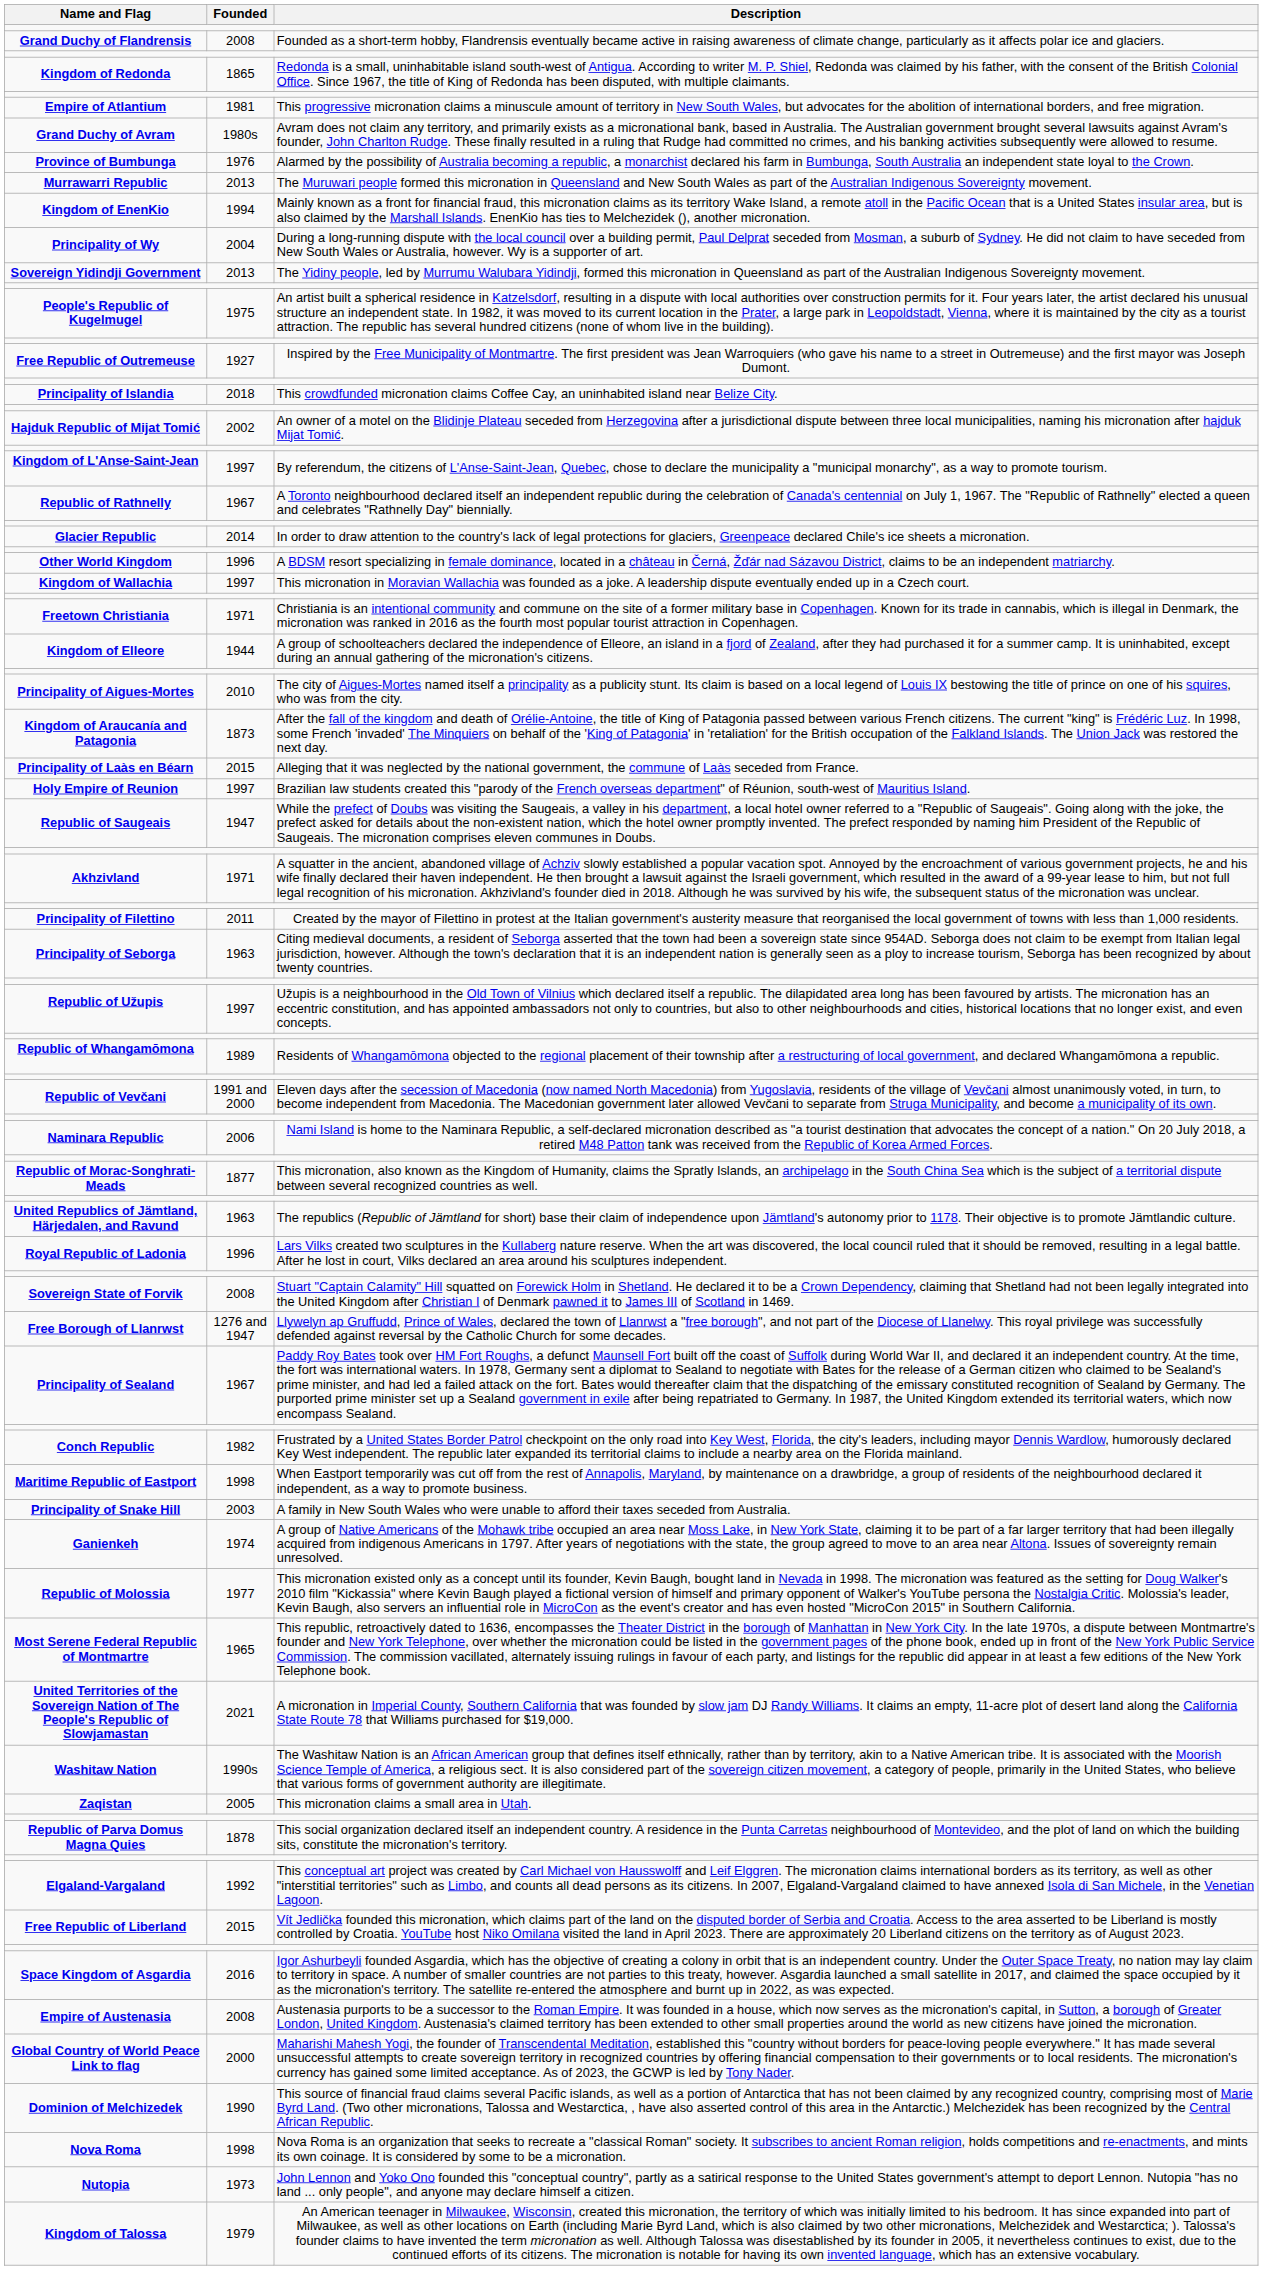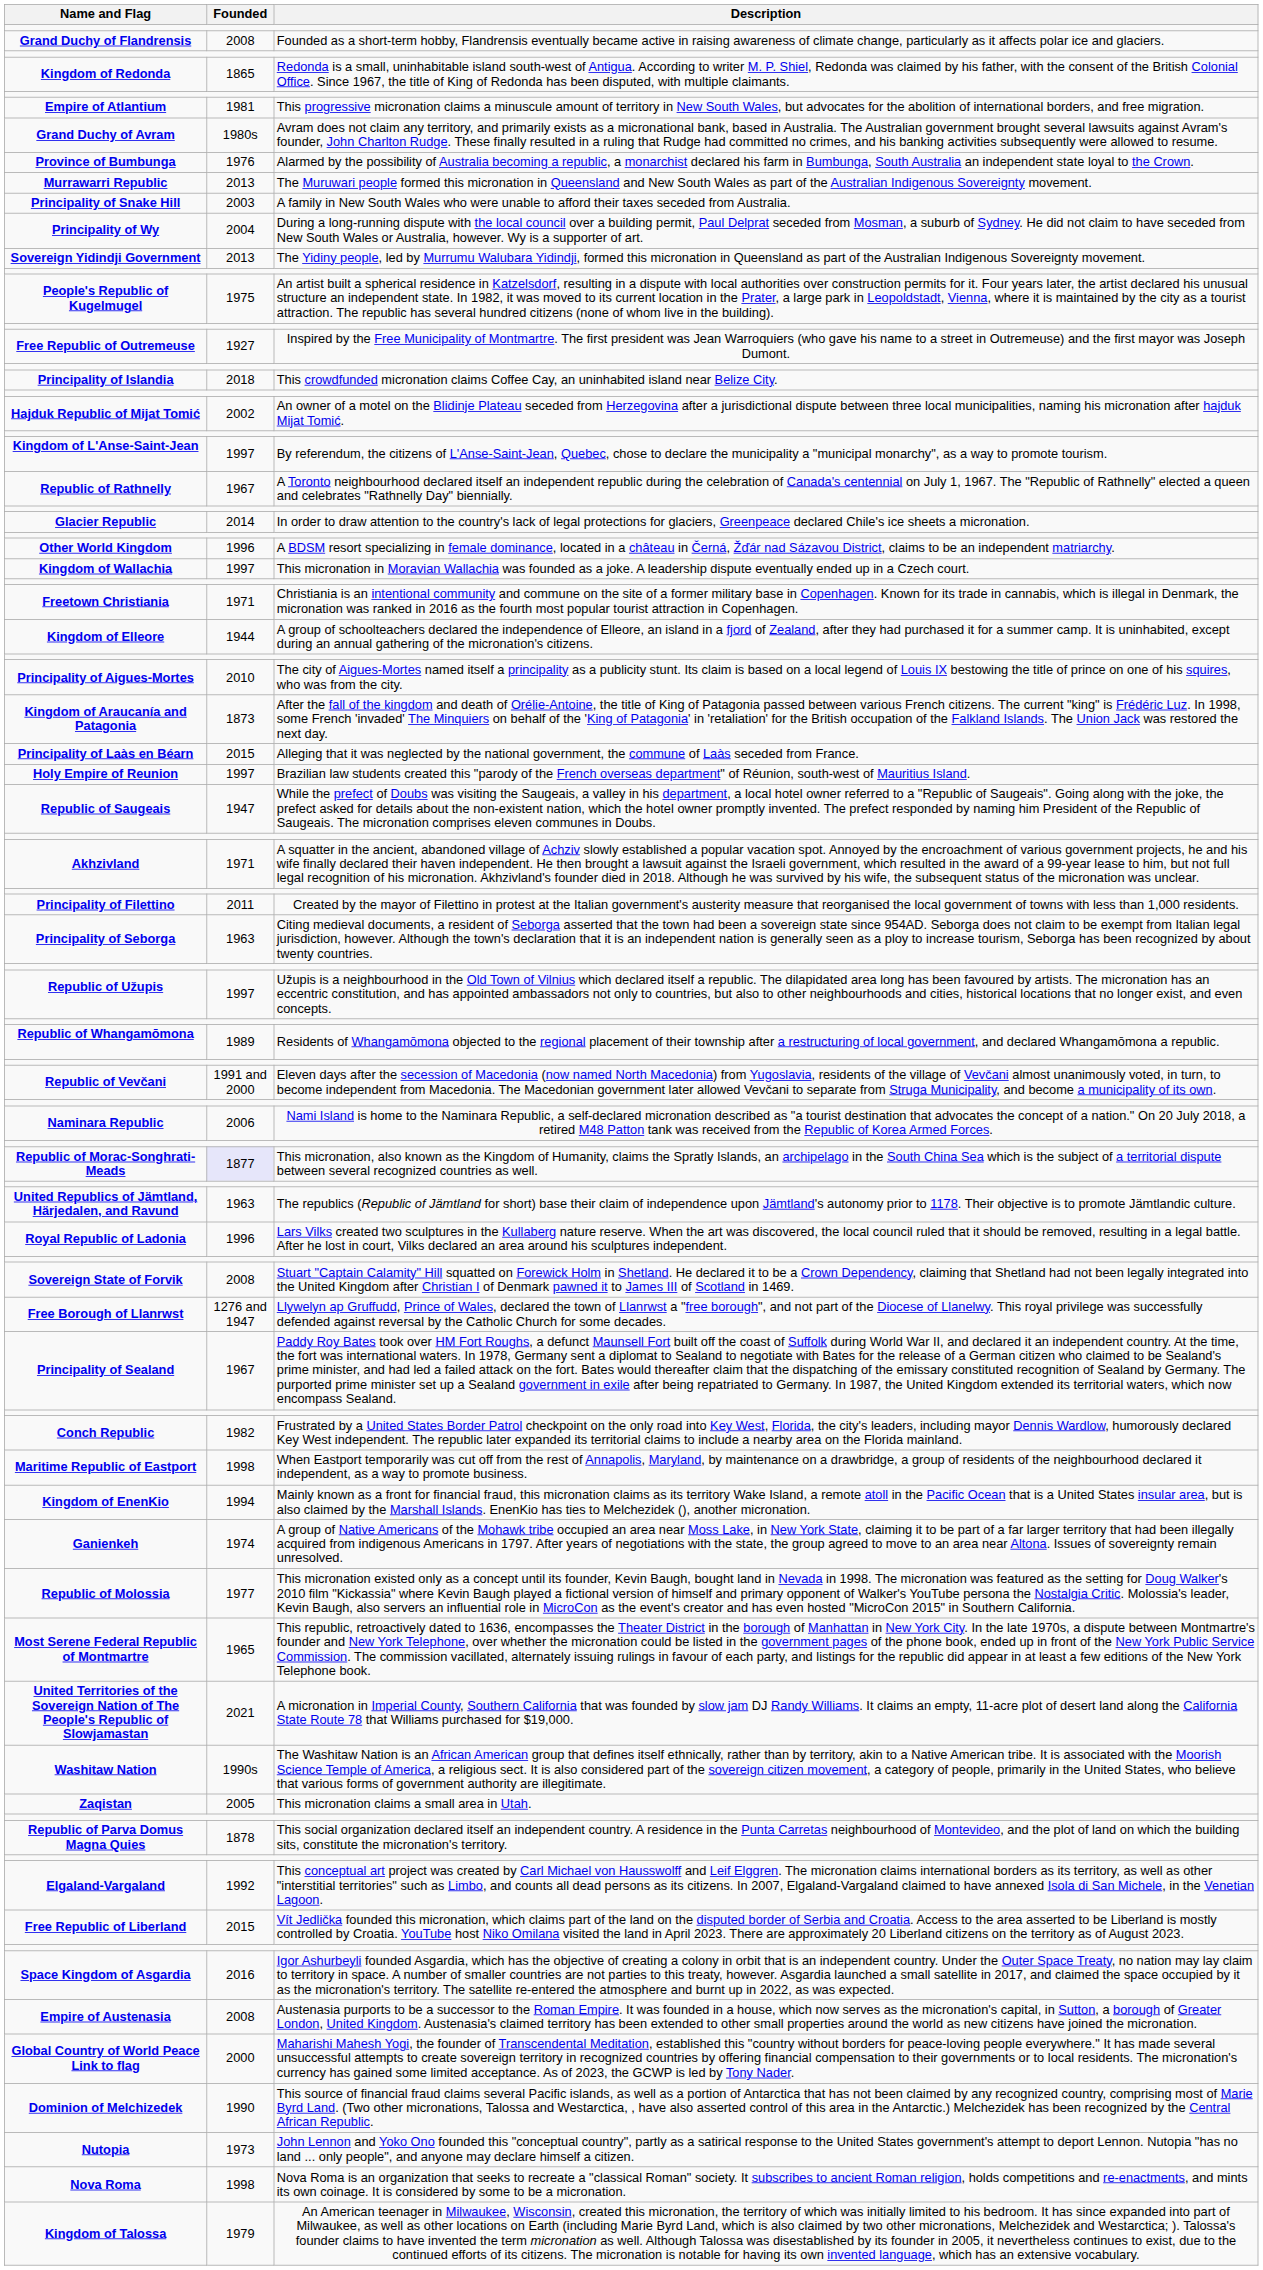rows swapped: (106, 1509) <-> (106, 210)
(240, 1178) no background -> (240, 1163) lavender background
rows swapped: (106, 2149) <-> (106, 2184)
